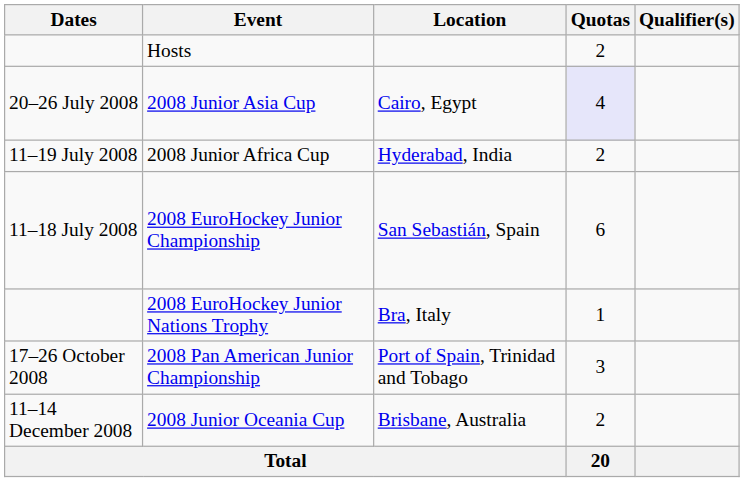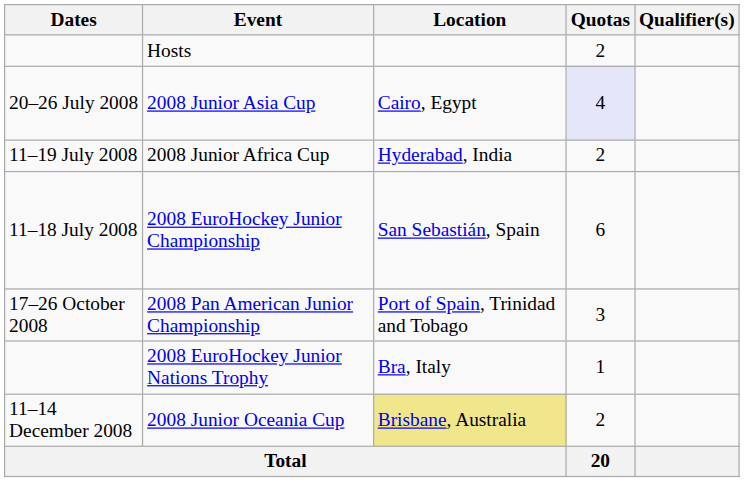rows swapped: (244, 314) <-> (250, 367)
(452, 419) no background -> (452, 419) khaki background
